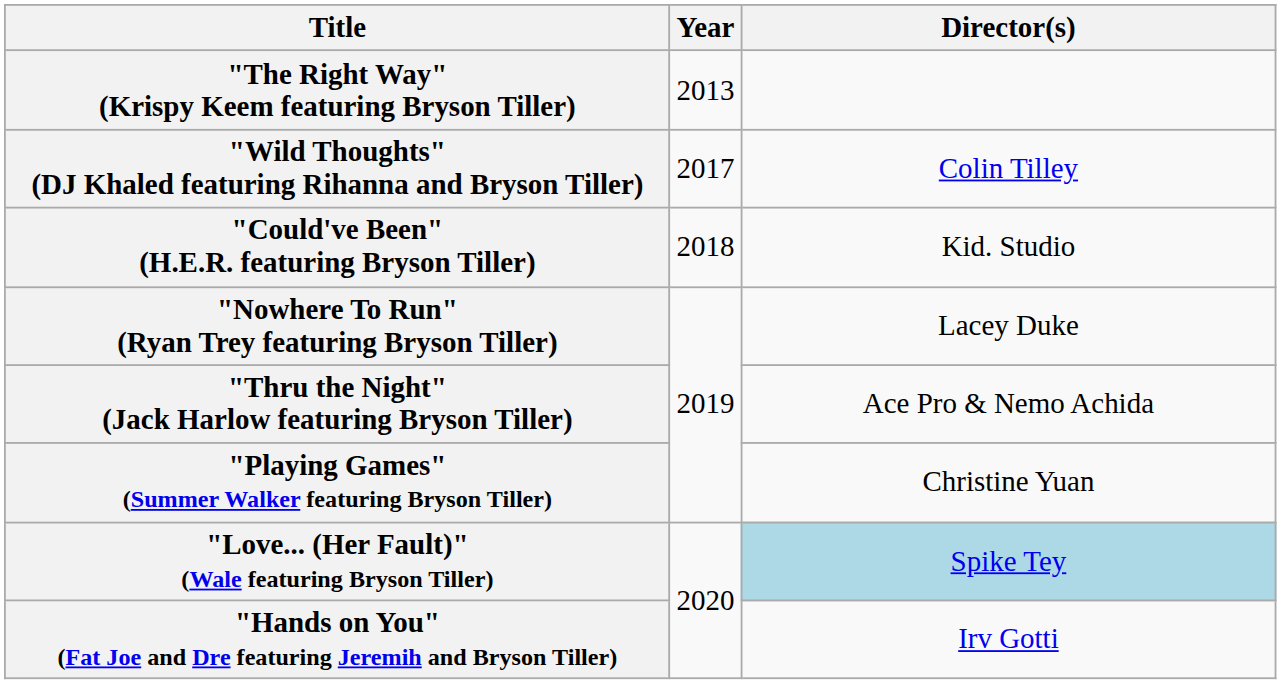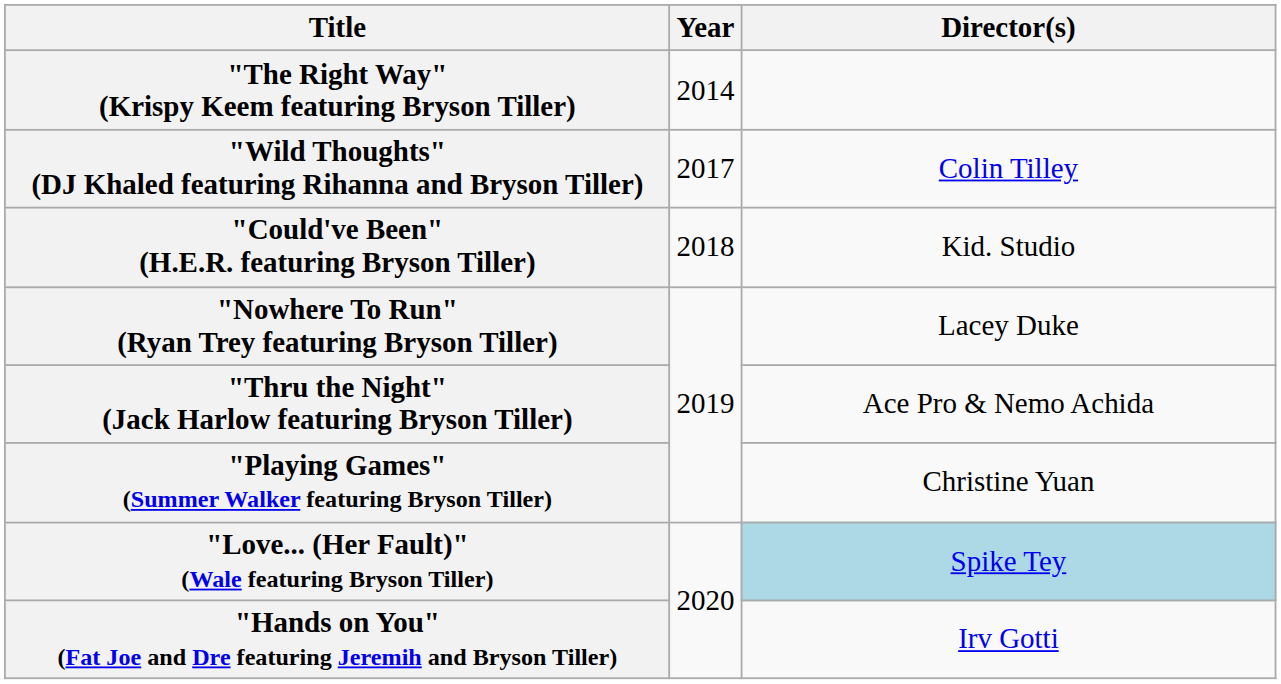(705, 89) 2013 -> (705, 89) 2014
